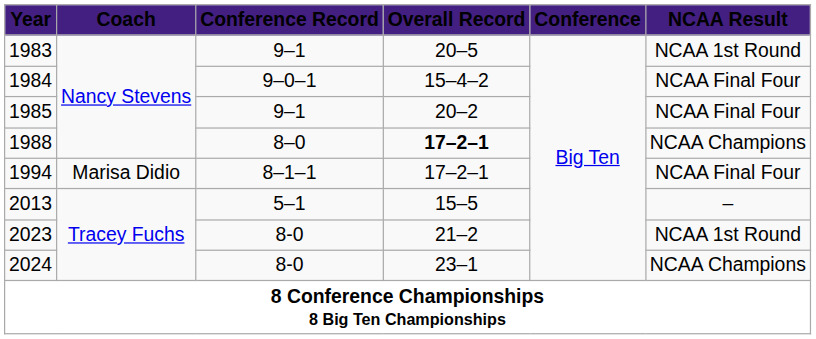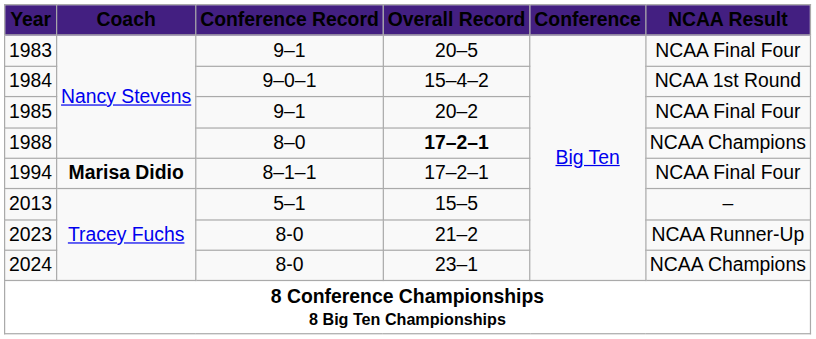(728, 50) NCAA 1st Round -> (728, 50) NCAA Final Four
(728, 81) NCAA Final Four -> (728, 81) NCAA 1st Round
(126, 173) normal -> (126, 173) bold
(728, 234) NCAA 1st Round -> (728, 234) NCAA Runner-Up
